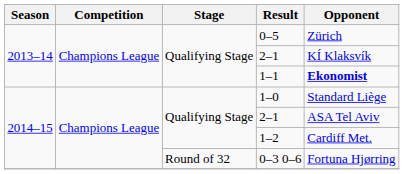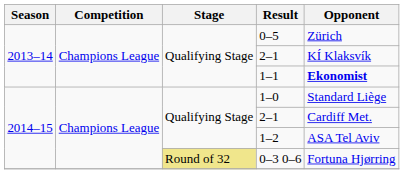(343, 117) ASA Tel Aviv -> (340, 117) Cardiff Met.
(340, 138) Cardiff Met. -> (343, 138) ASA Tel Aviv
(198, 158) no background -> (198, 158) khaki background
